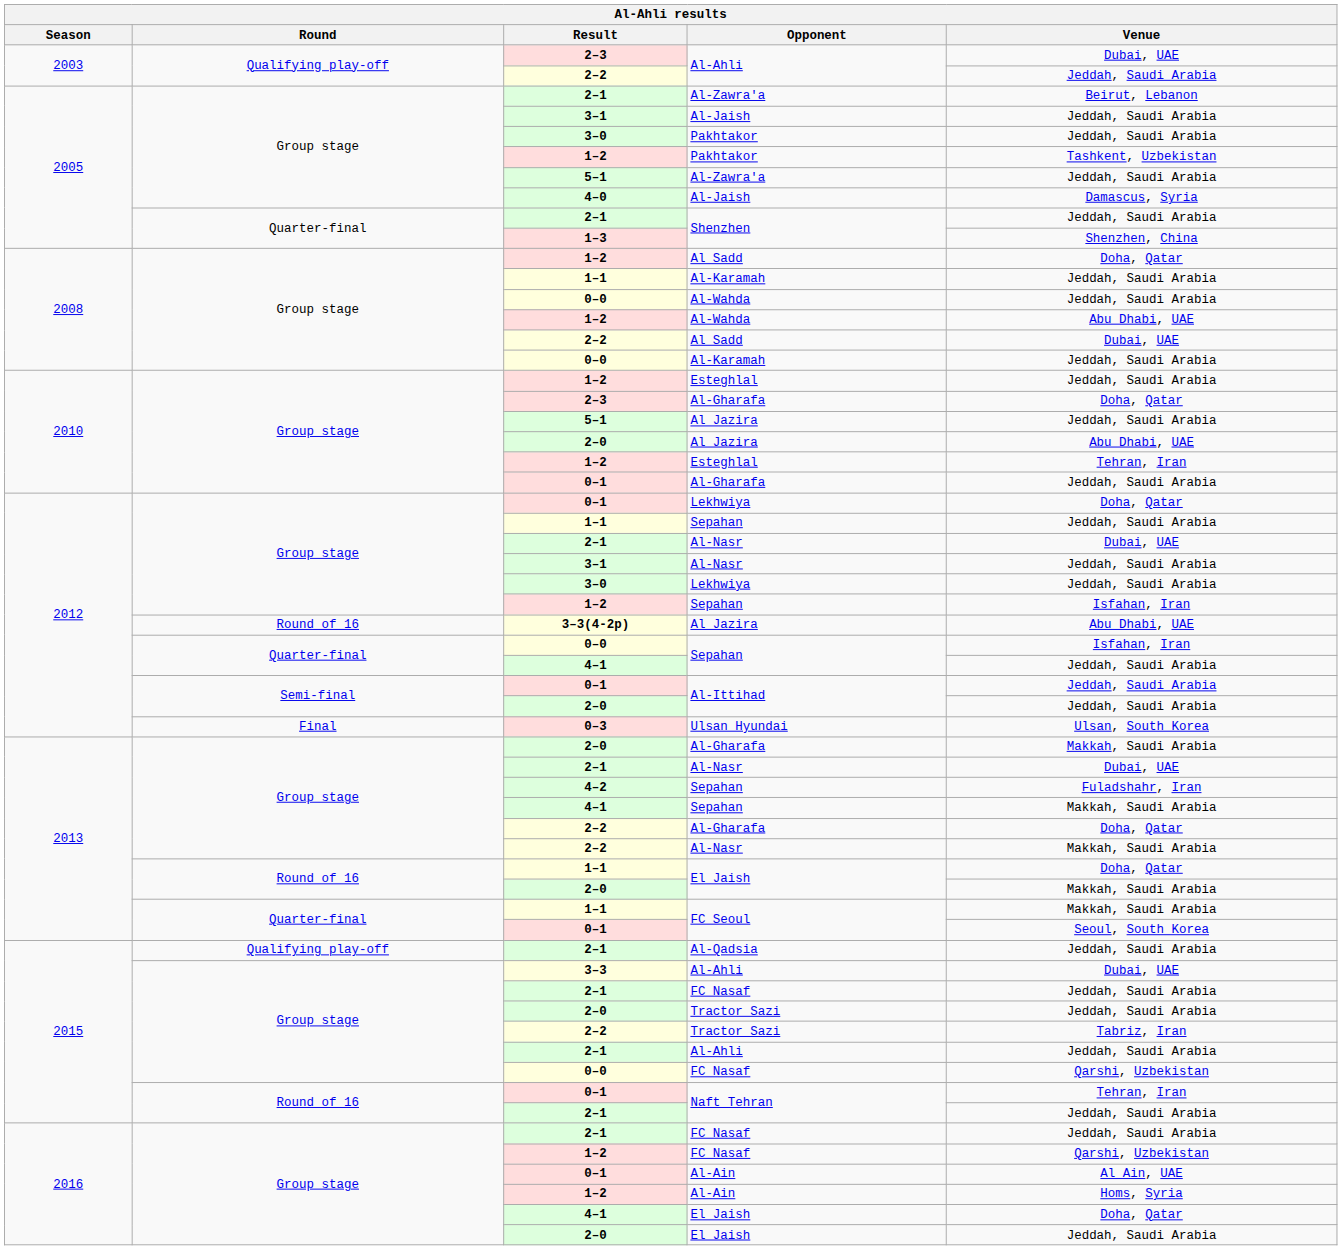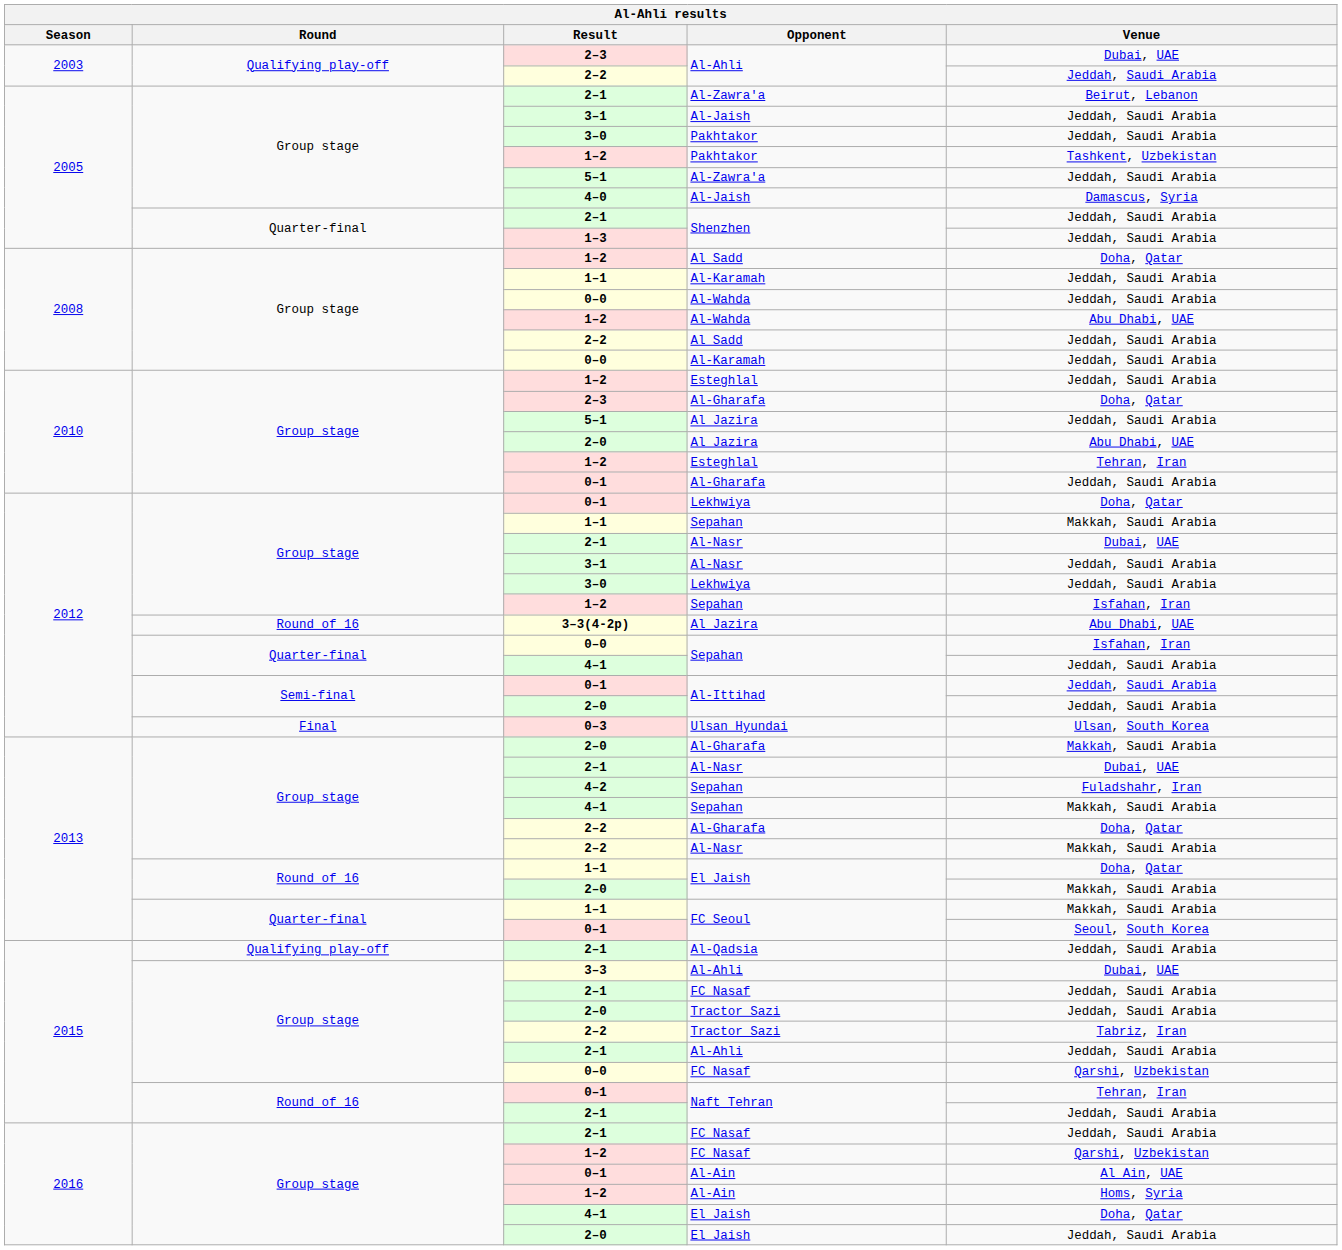(1142, 238) Shenzhen, China -> (1142, 238) Jeddah, Saudi Arabia
(1142, 340) Dubai, UAE -> (1142, 340) Jeddah, Saudi Arabia
(1142, 523) Jeddah, Saudi Arabia -> (1142, 523) Makkah, Saudi Arabia
